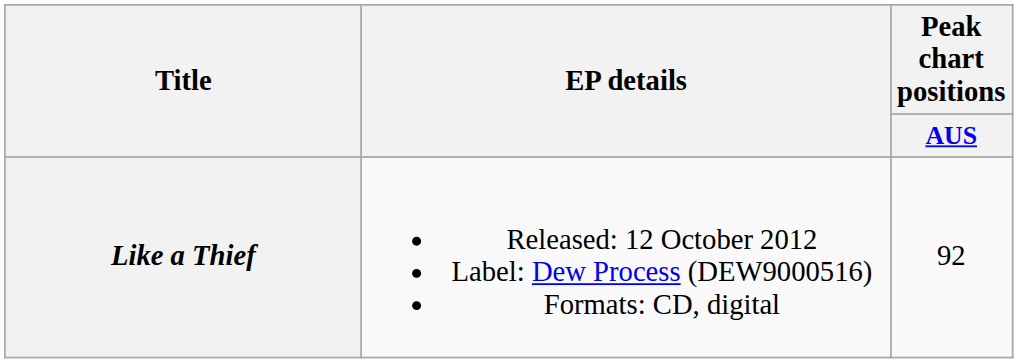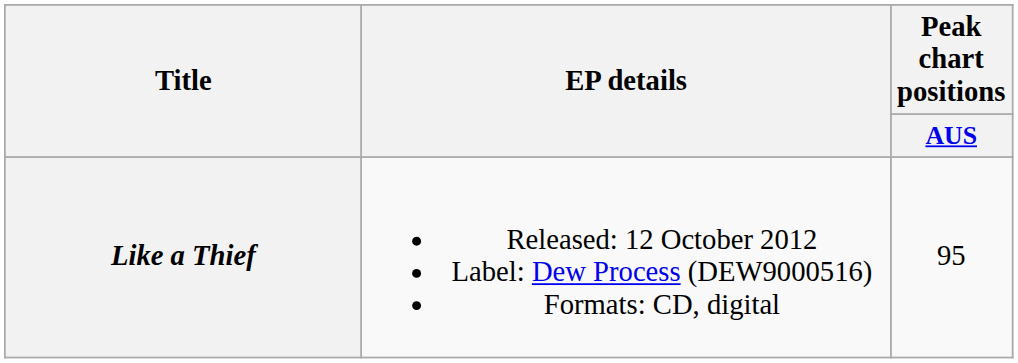(951, 256) 92 -> (951, 256) 95
